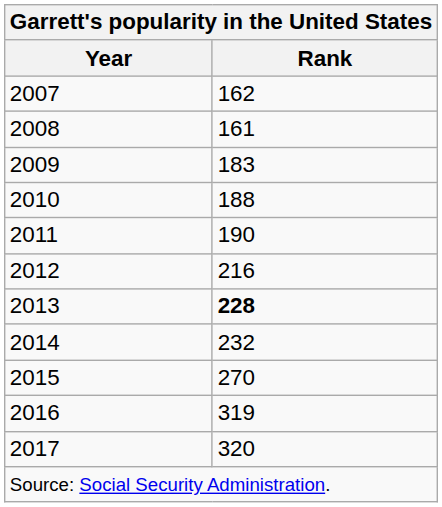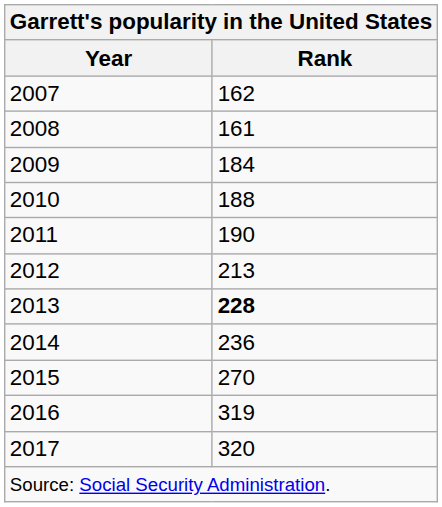(236, 164) 183 -> (236, 164) 184
(236, 270) 216 -> (236, 270) 213
(236, 341) 232 -> (236, 341) 236
